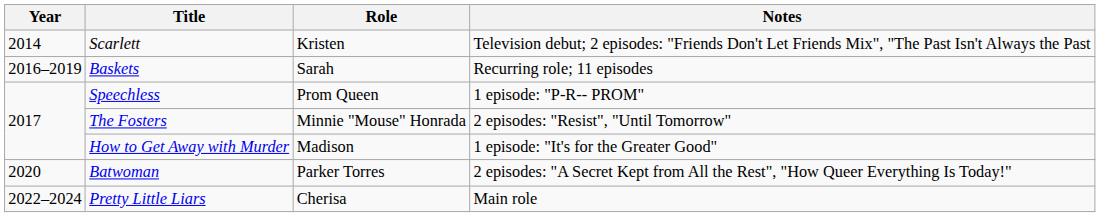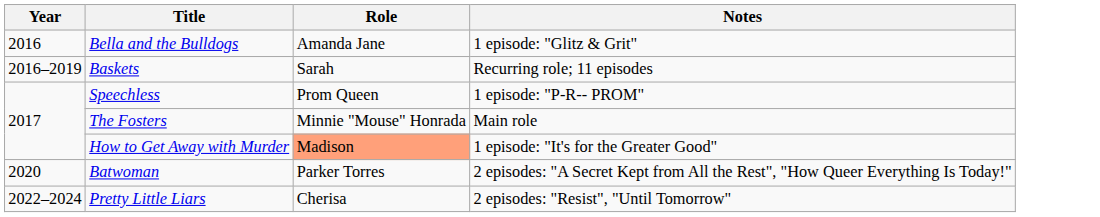- row: (115, 43)
+ row: (164, 43)
(602, 120) 2 episodes: "Resist", "Until Tomorrow" -> (505, 120) Main role
(325, 146) no background -> (325, 146) lightsalmon background
(505, 198) Main role -> (602, 198) 2 episodes: "Resist", "Until Tomorrow"
